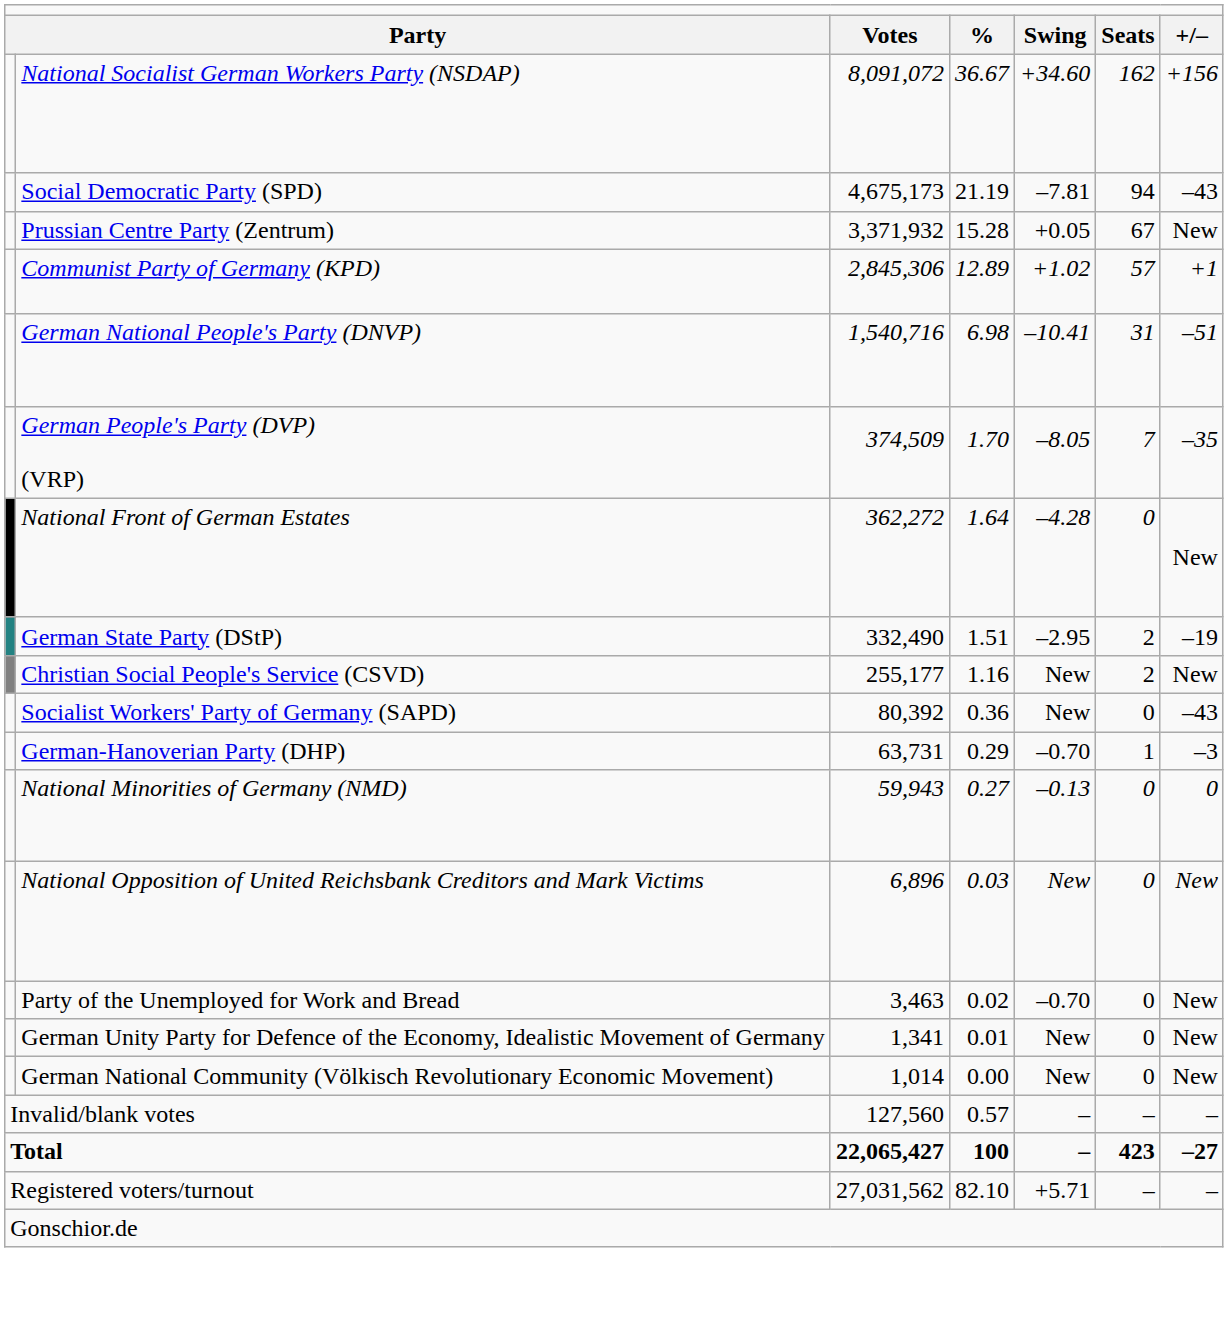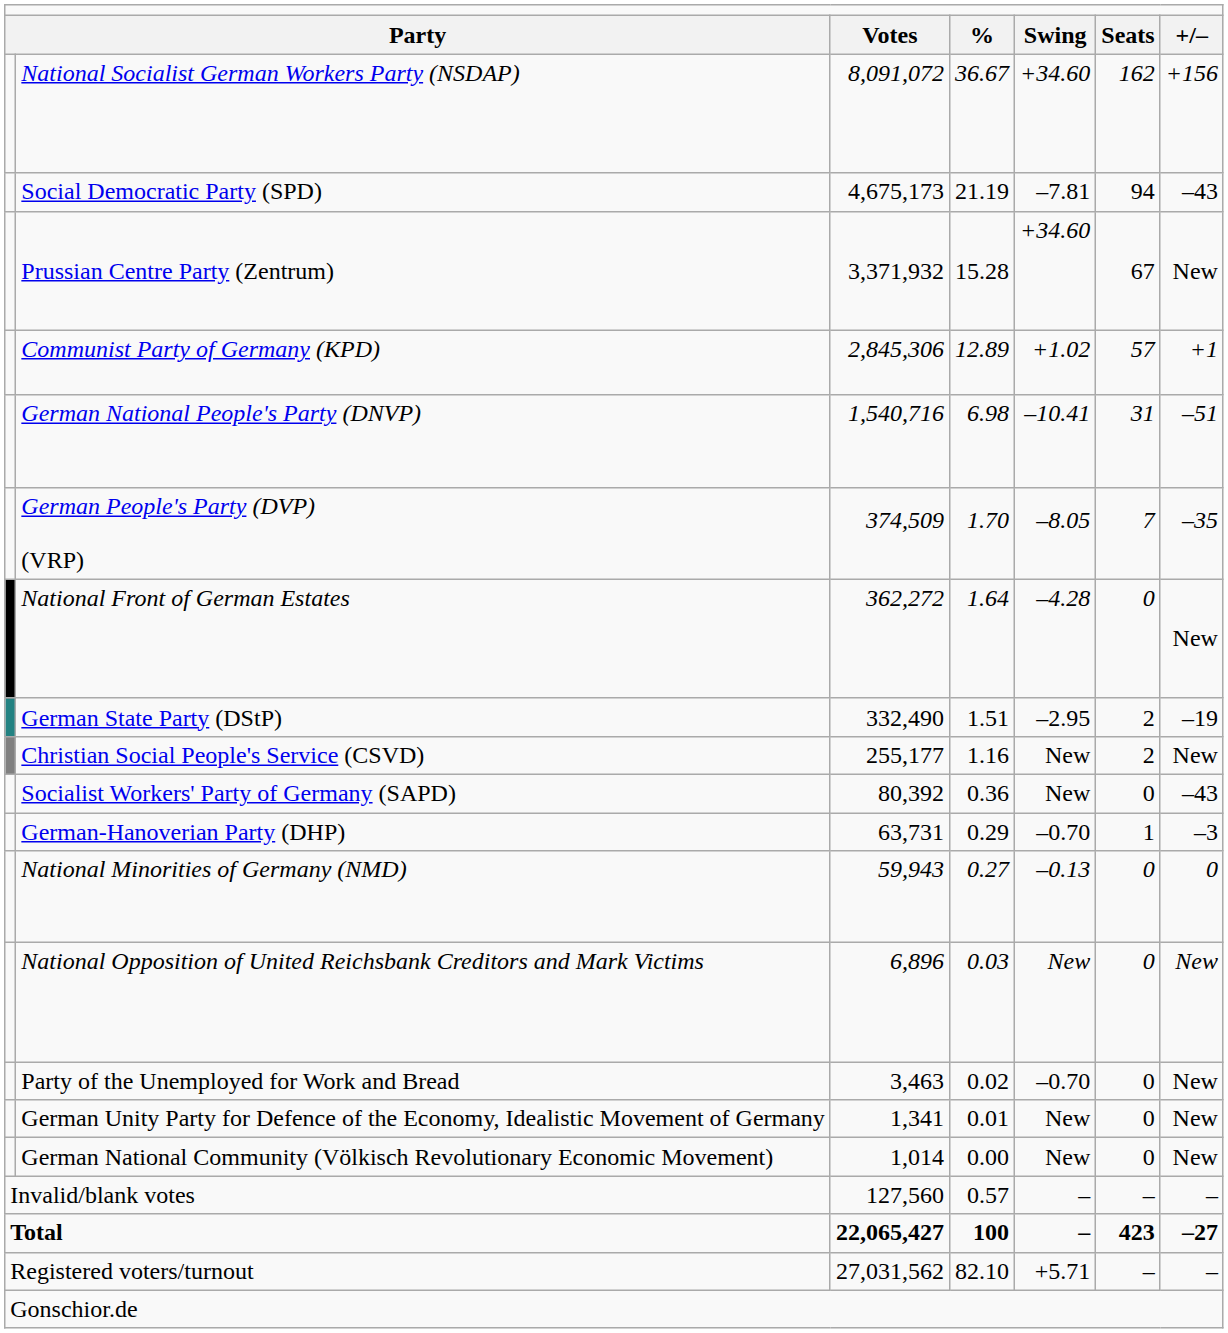(1062, 229) +0.05 -> (1055, 229) +34.60
